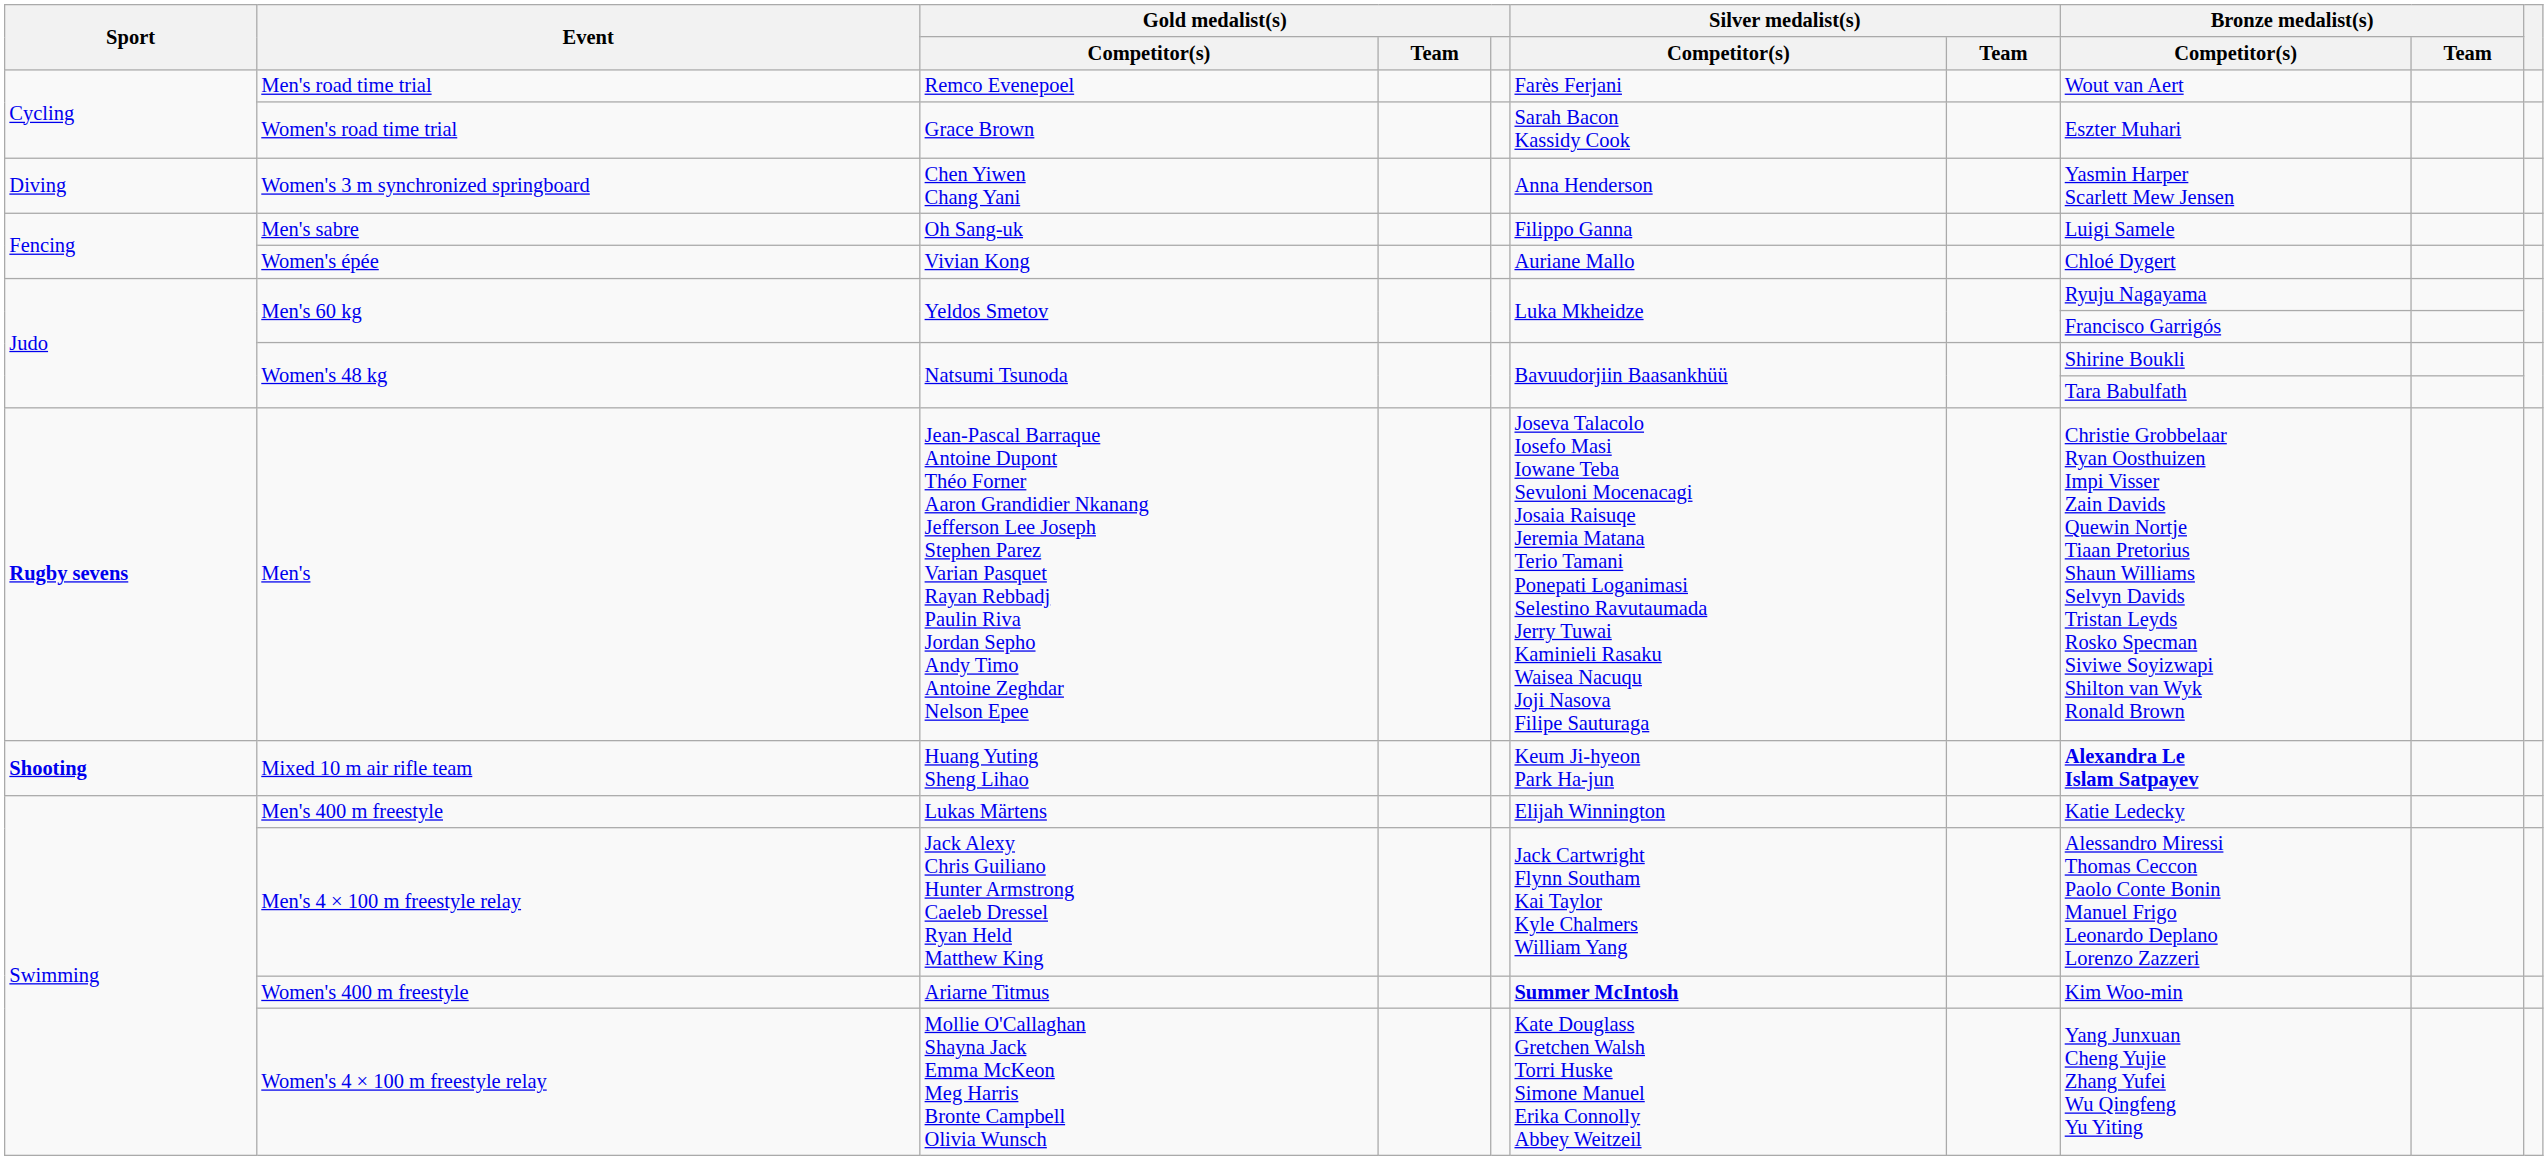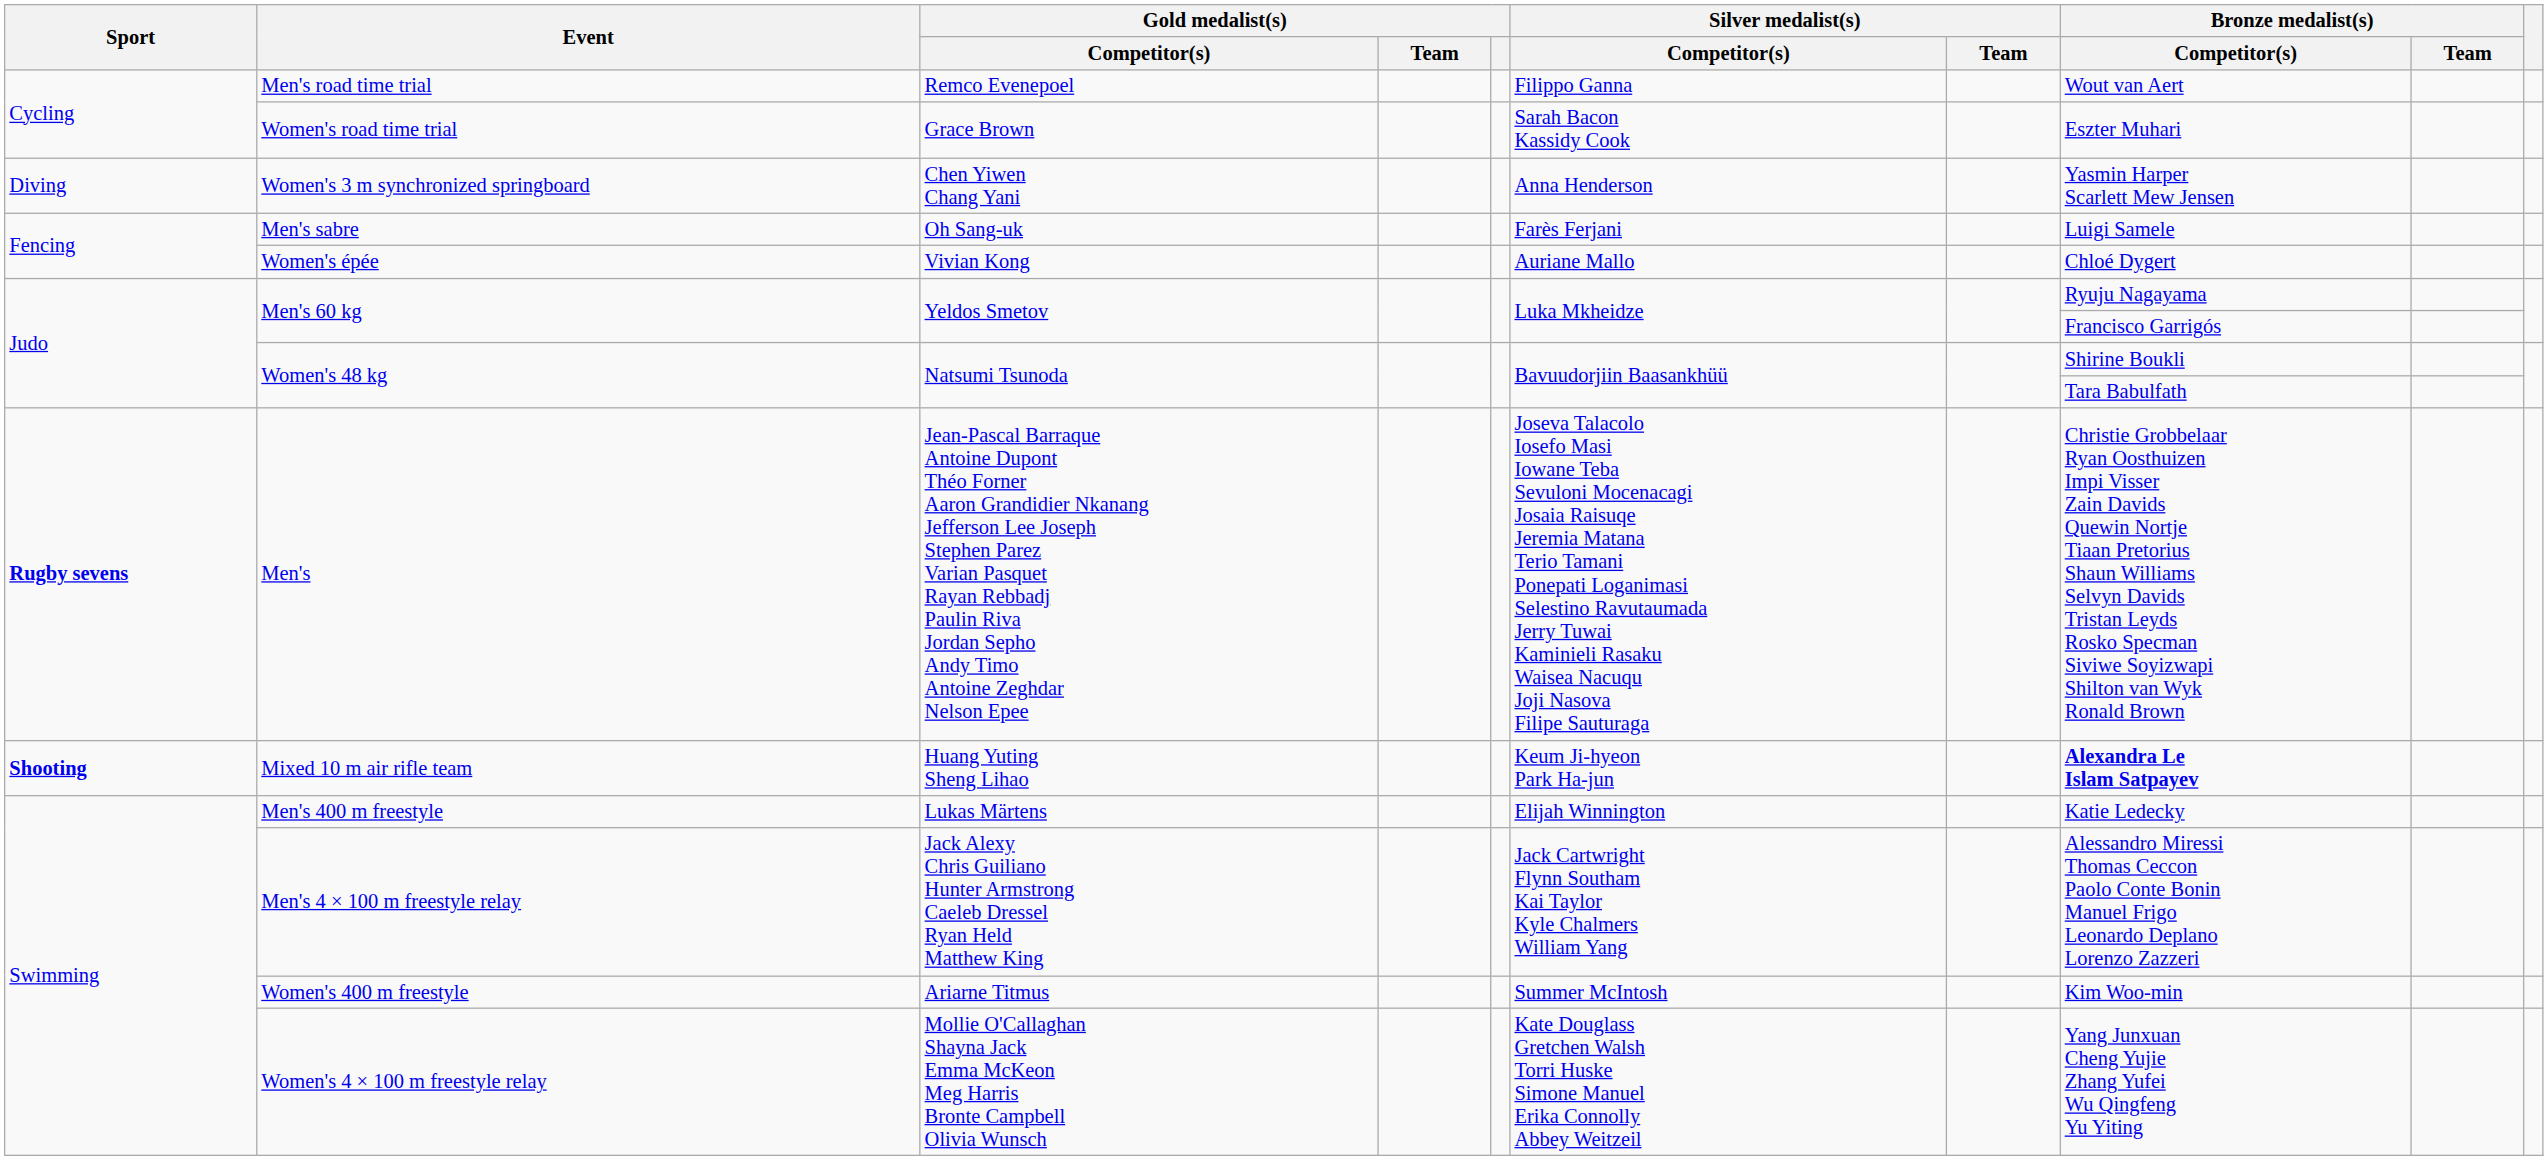(1568, 85) Farès Ferjani -> (1573, 85) Filippo Ganna
(1573, 229) Filippo Ganna -> (1568, 229) Farès Ferjani
(1596, 991) bold -> (1591, 991) normal
